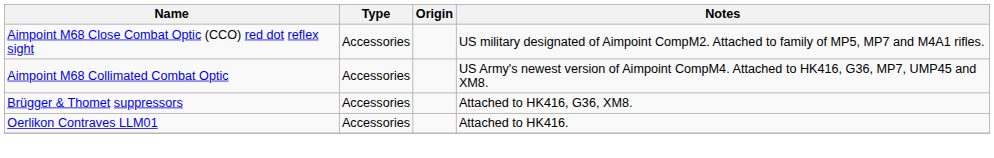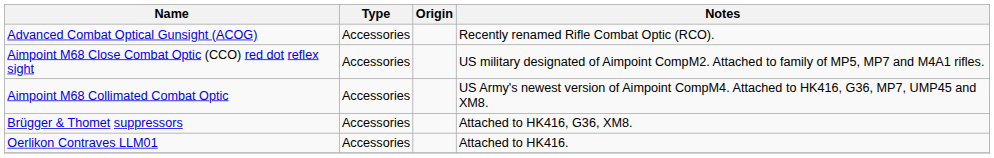+ row: (132, 34)
